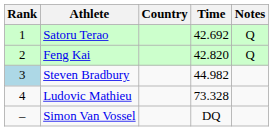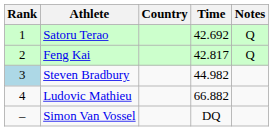(211, 55) 42.820 -> (211, 55) 42.817
(211, 95) 73.328 -> (211, 95) 66.882
